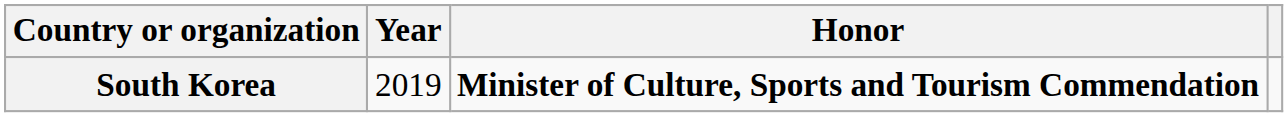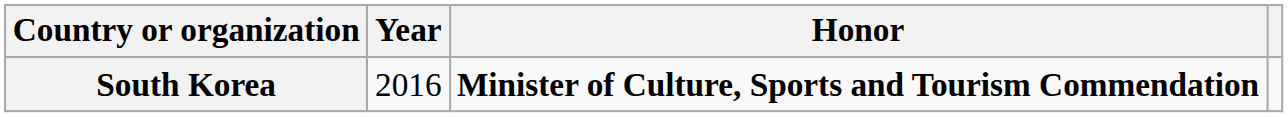(408, 83) 2019 -> (408, 83) 2016
